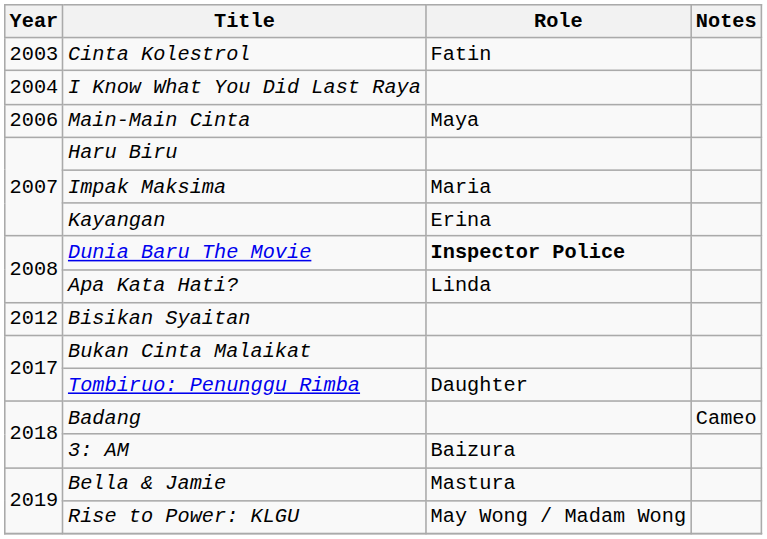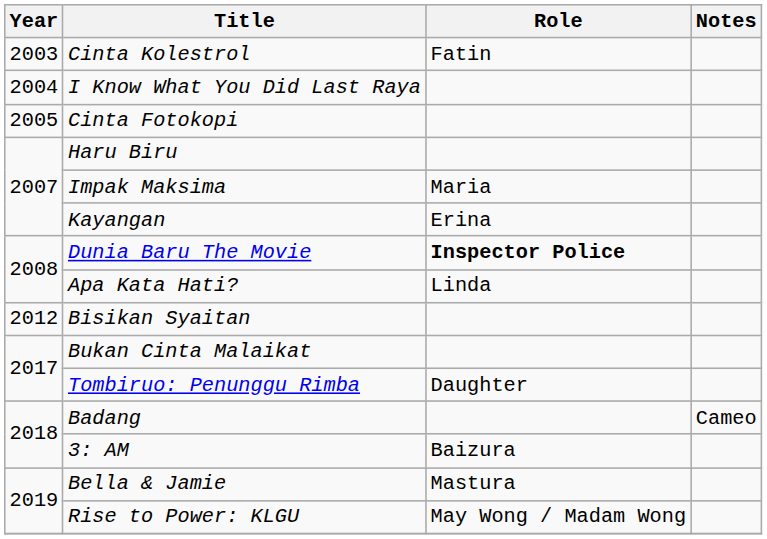+ row: (153, 120)
- row: (159, 120)
